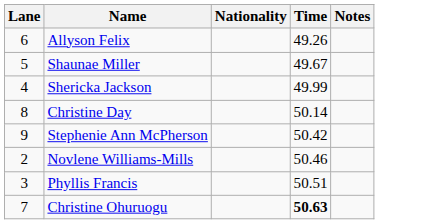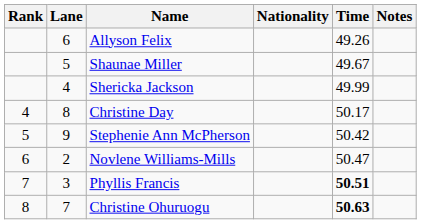+ column: (25, 16)
(311, 111) 50.14 -> (353, 111) 50.17
(311, 159) 50.46 -> (353, 159) 50.47
(311, 183) normal -> (353, 183) bold
